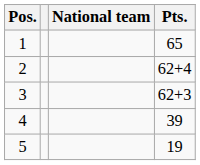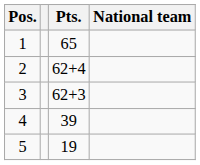columns swapped: (101, 17) <-> (175, 17)
